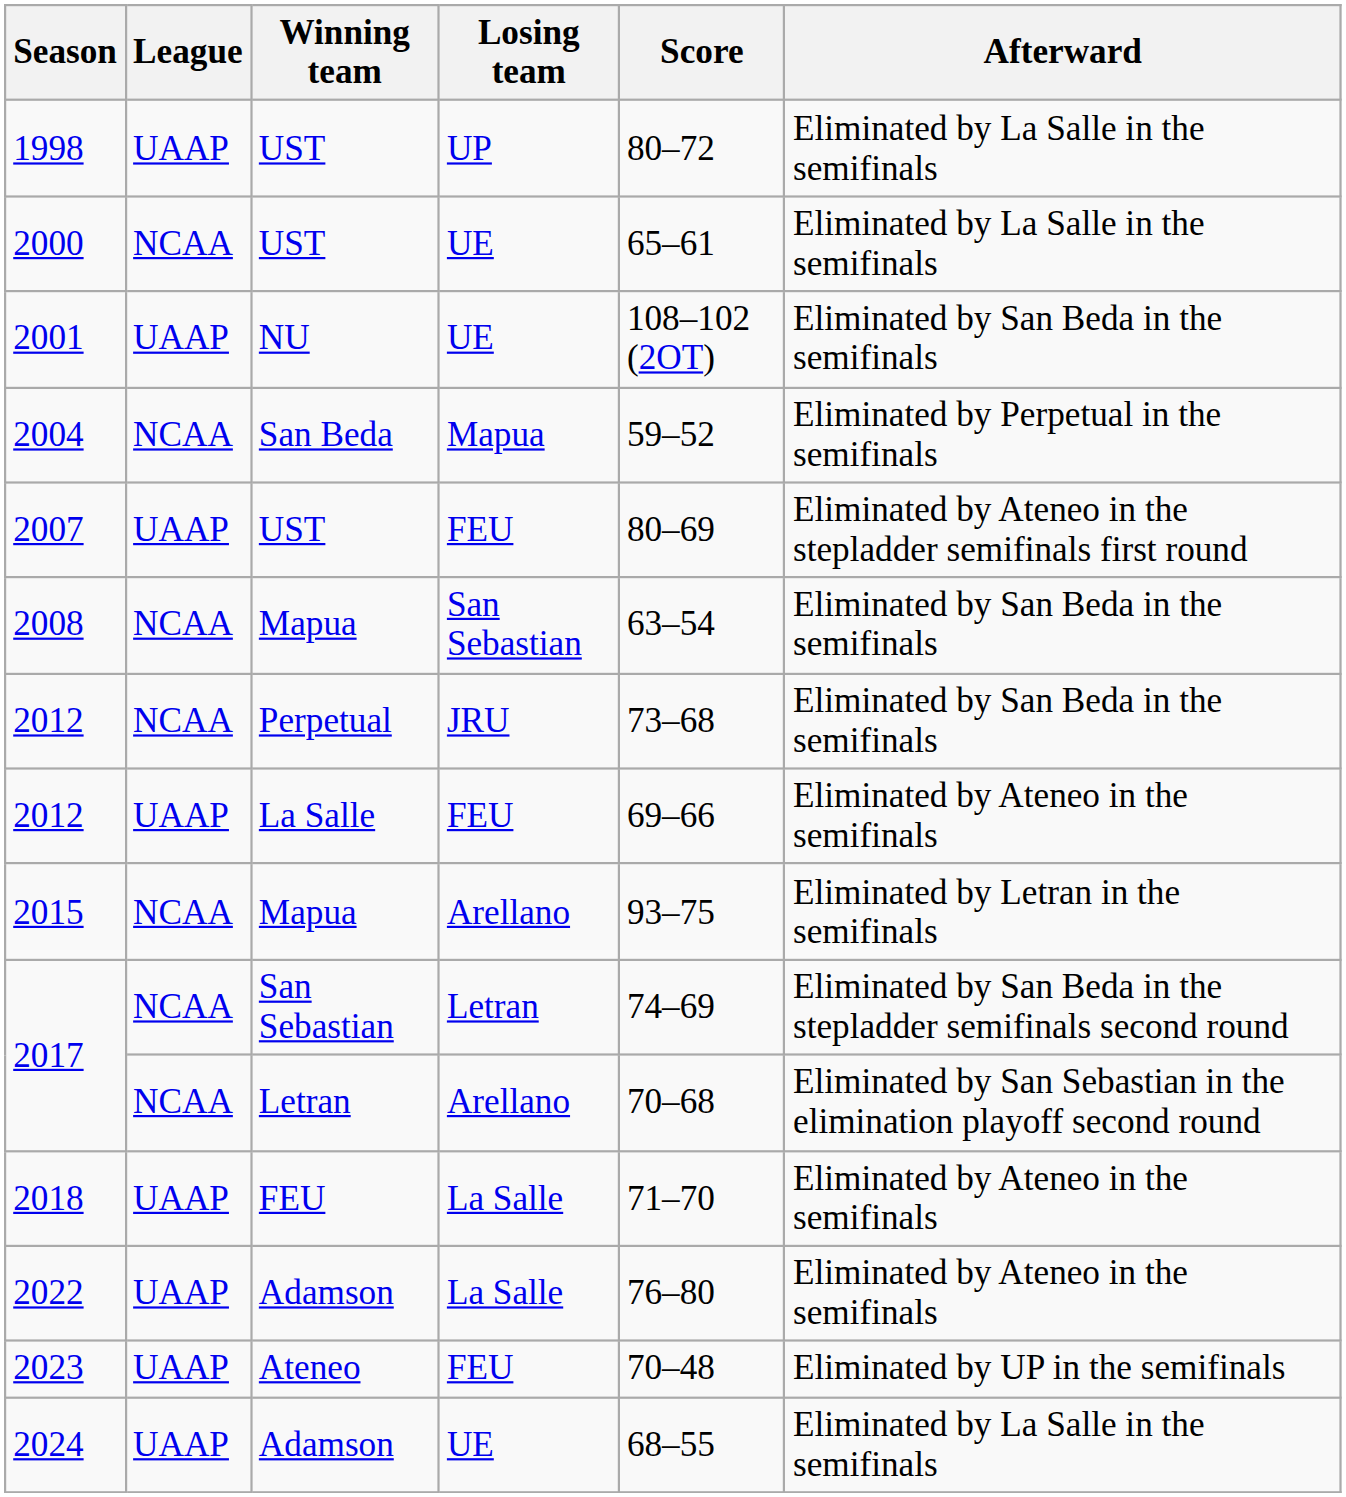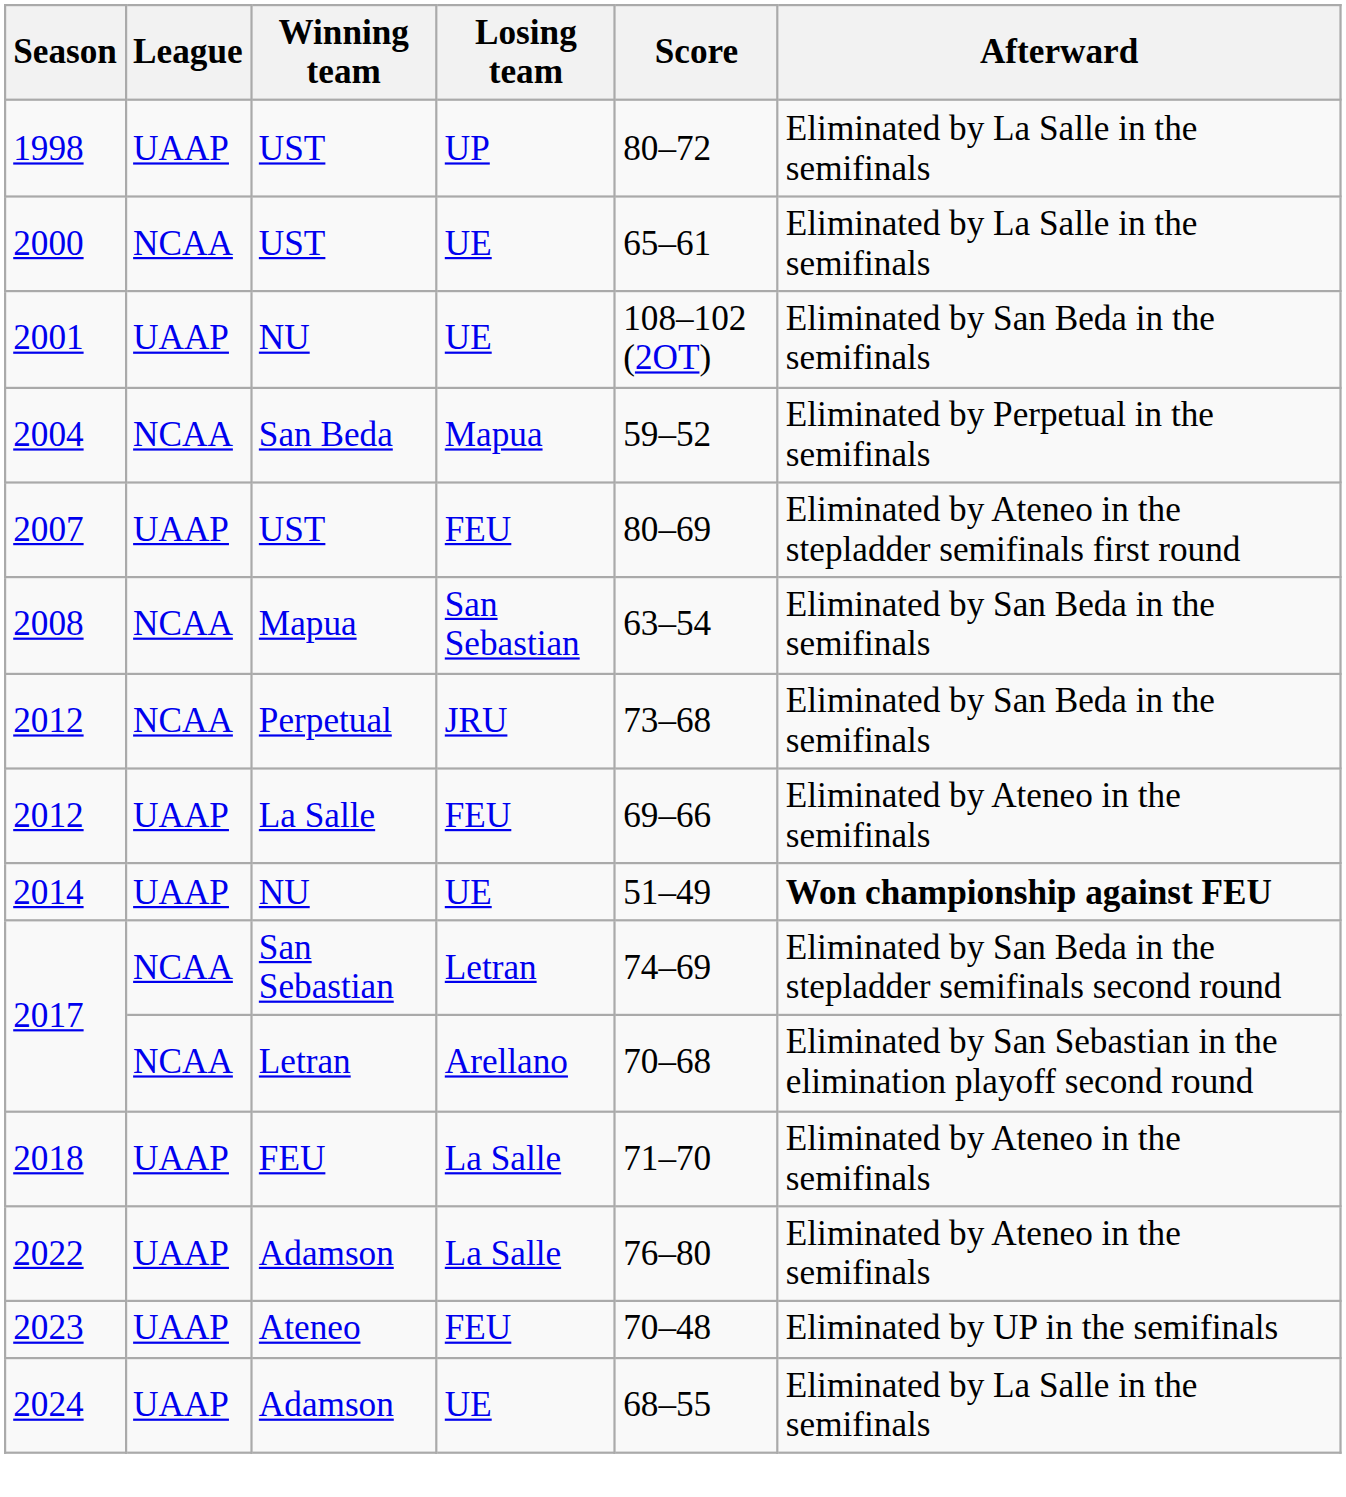+ row: (48, 891)
- row: (48, 911)
